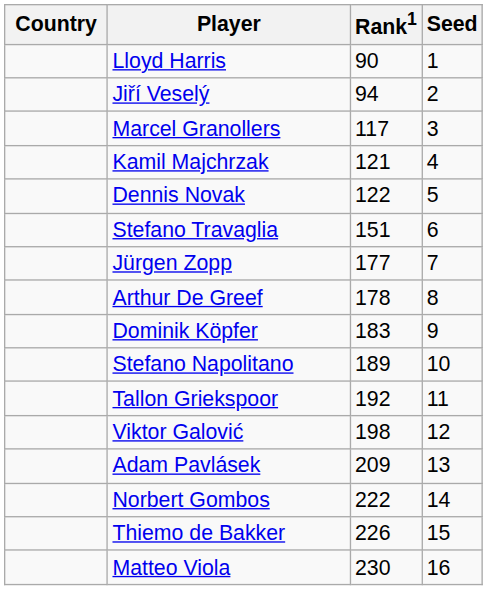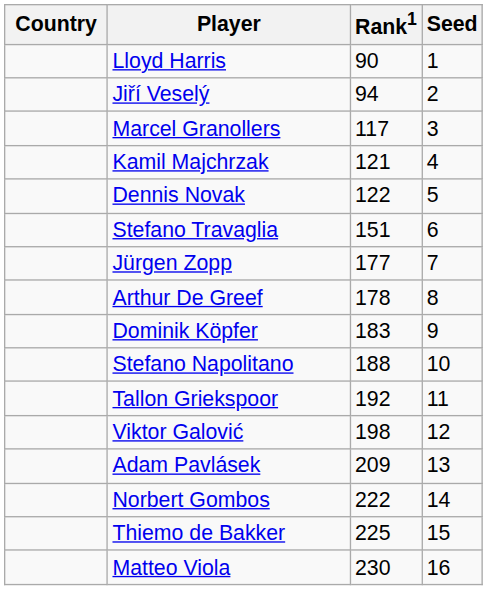(373, 364) 189 -> (373, 364) 188
(373, 533) 226 -> (373, 533) 225
